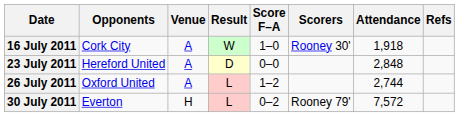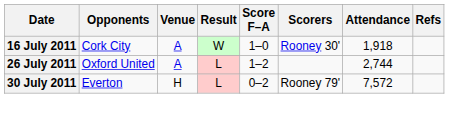- row: (42, 64)
